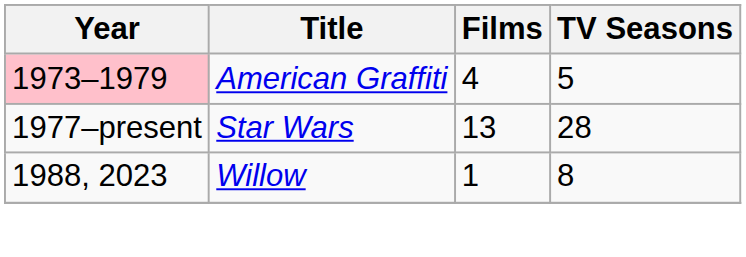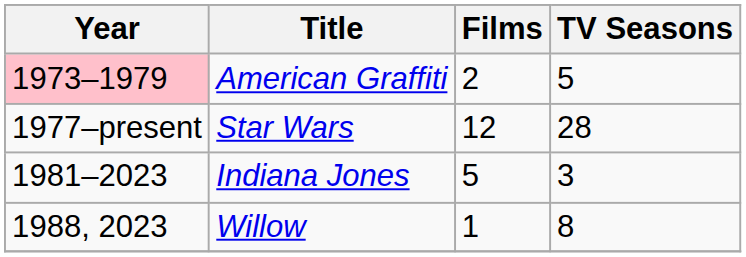(470, 78) 4 -> (470, 78) 2
(479, 127) 13 -> (479, 127) 12
+ row: (313, 176)
